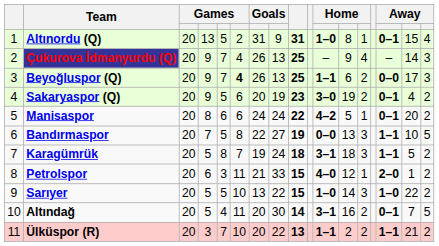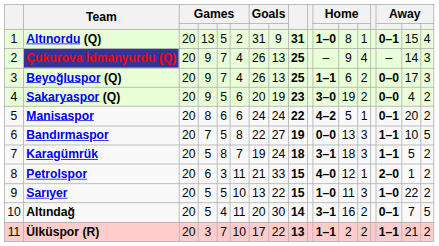(239, 77) bold -> (239, 77) normal
(389, 96) 0–1 -> (389, 96) 0–0
(348, 193) 14 -> (348, 193) 11
(259, 231) 20 -> (259, 231) 17
